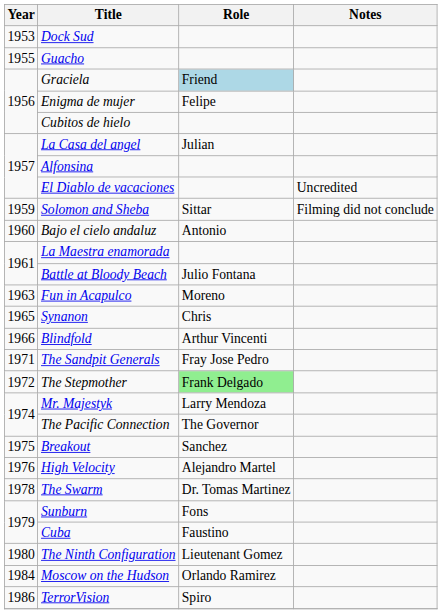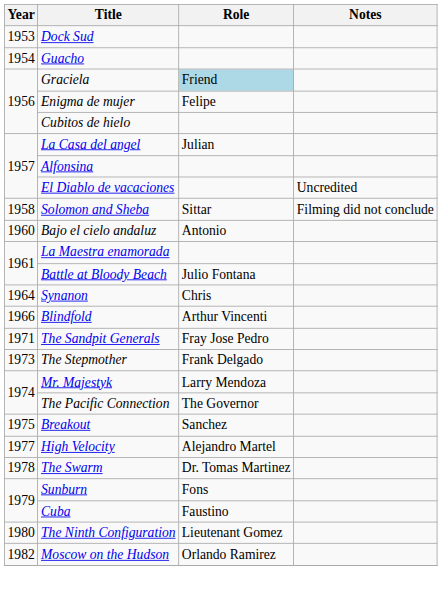(21, 58) 1955 -> (21, 58) 1954
(21, 209) 1959 -> (21, 209) 1958
- row: (86, 295)
(21, 317) 1965 -> (21, 295) 1964
(21, 381) 1972 -> (21, 360) 1973
(222, 381) lightgreen background -> (222, 360) no background
(21, 468) 1976 -> (21, 446) 1977
(21, 576) 1984 -> (21, 554) 1982
- row: (75, 597)
